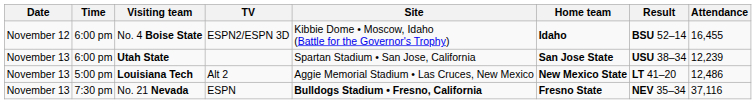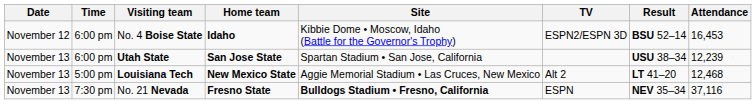columns swapped: (583, 13) <-> (248, 13)
(707, 35) 16,455 -> (707, 35) 16,453
(707, 74) 12,486 -> (707, 74) 12,468
